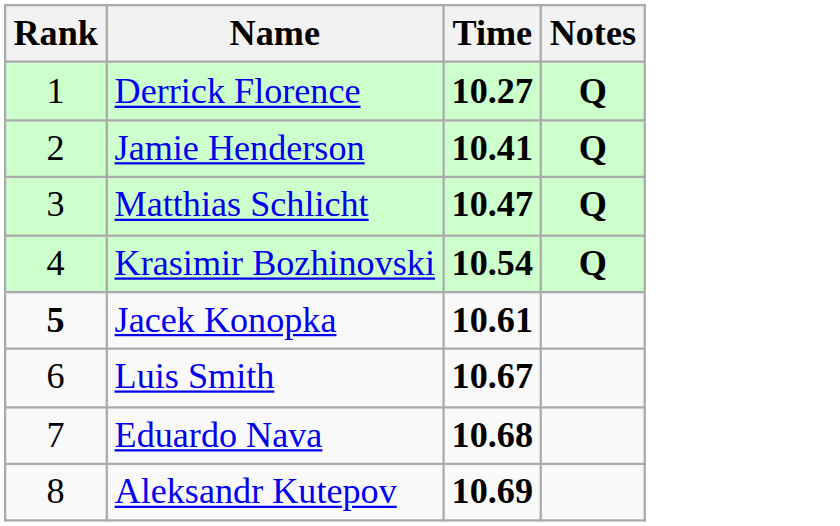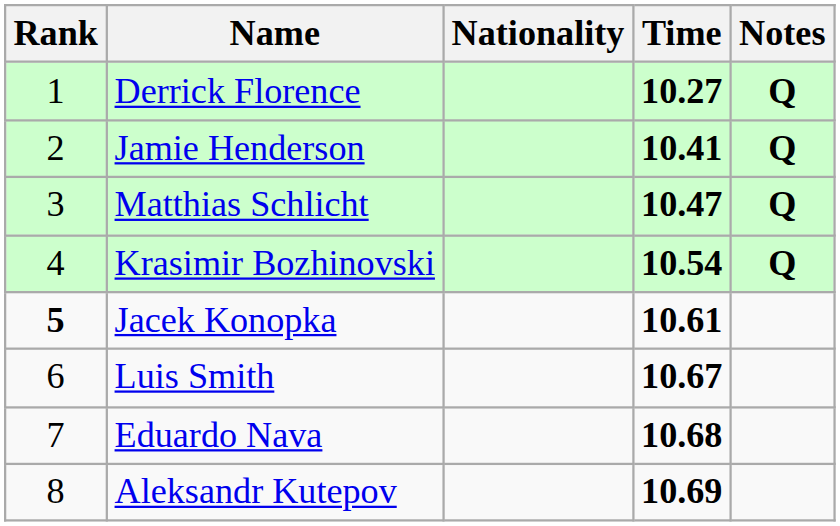+ column: (538, 33)
